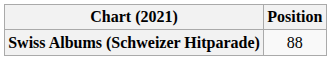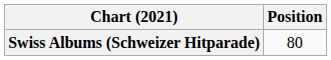(295, 42) 88 -> (295, 42) 80
